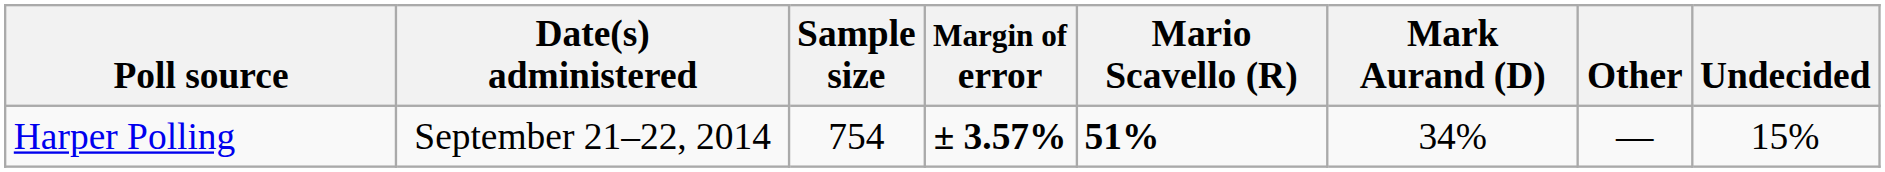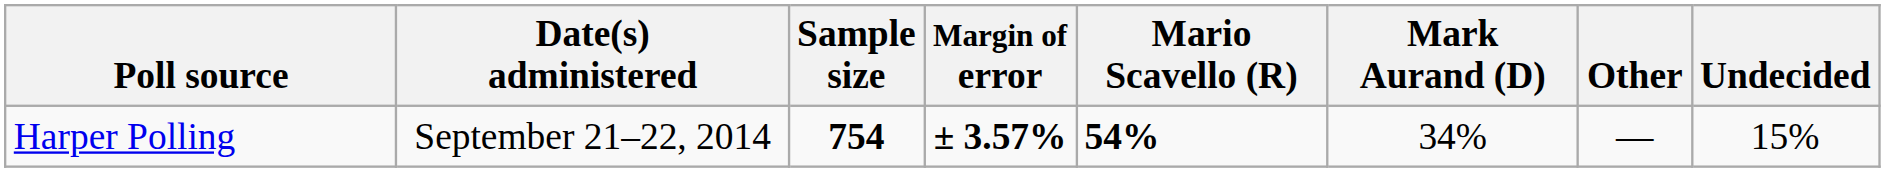(856, 135) normal -> (856, 135) bold
(1122, 135) 51% -> (1122, 135) 54%
